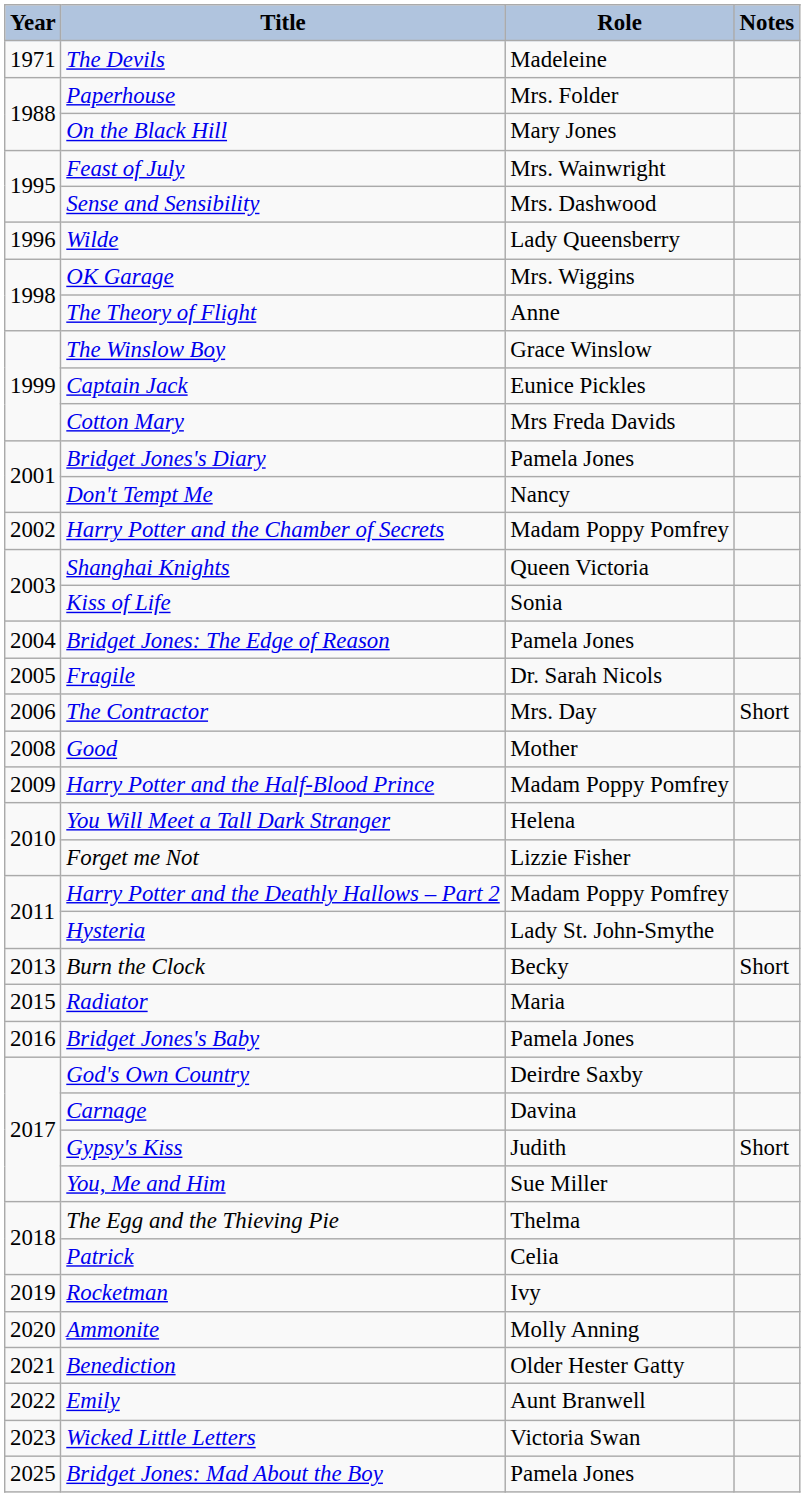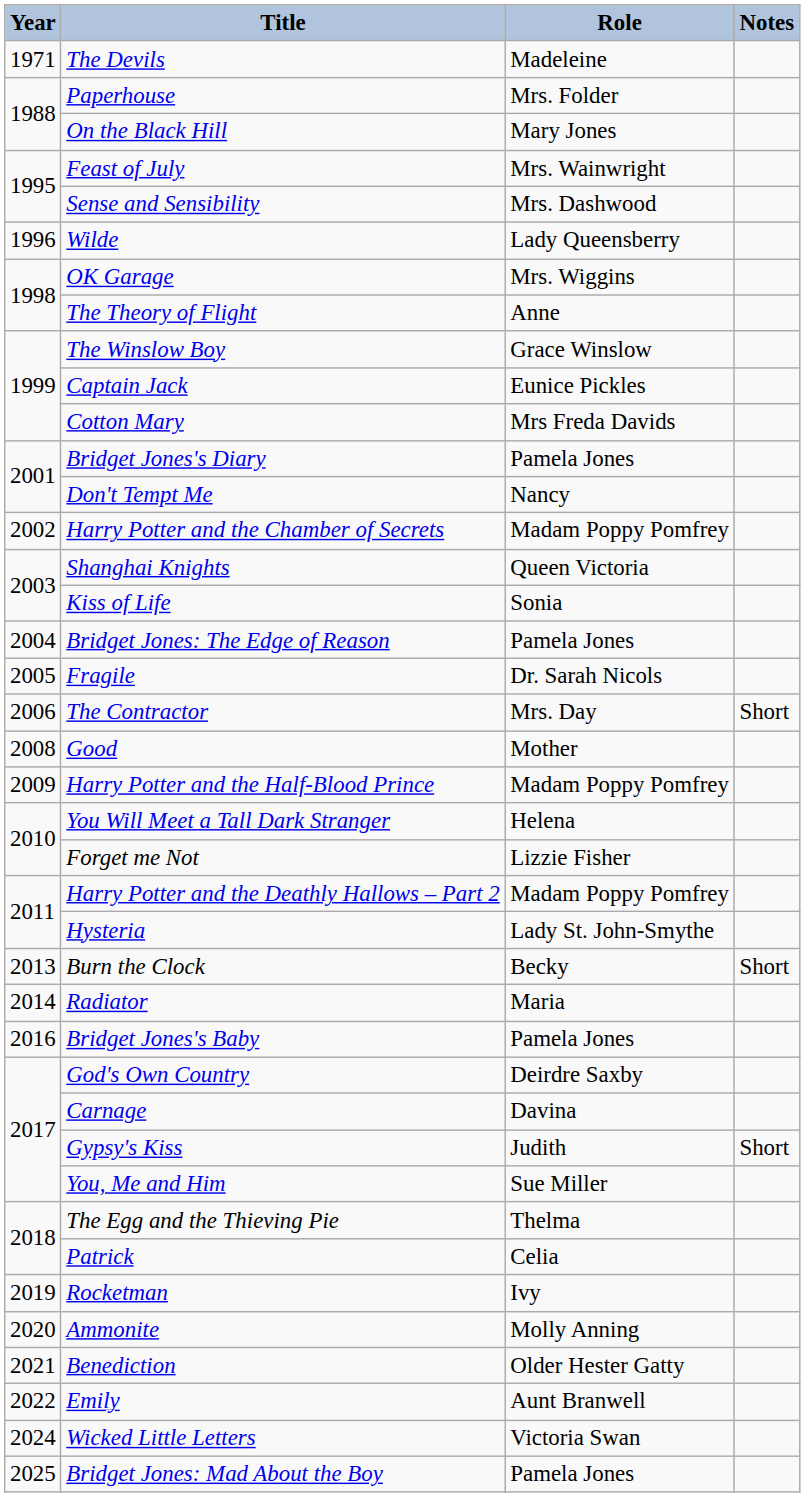(33, 1002) 2015 -> (33, 1002) 2014
(33, 1437) 2023 -> (33, 1437) 2024
